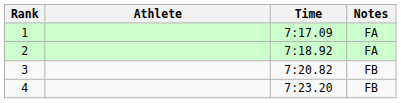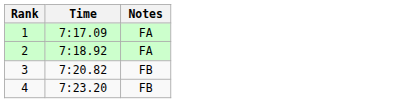- column: (158, 14)
